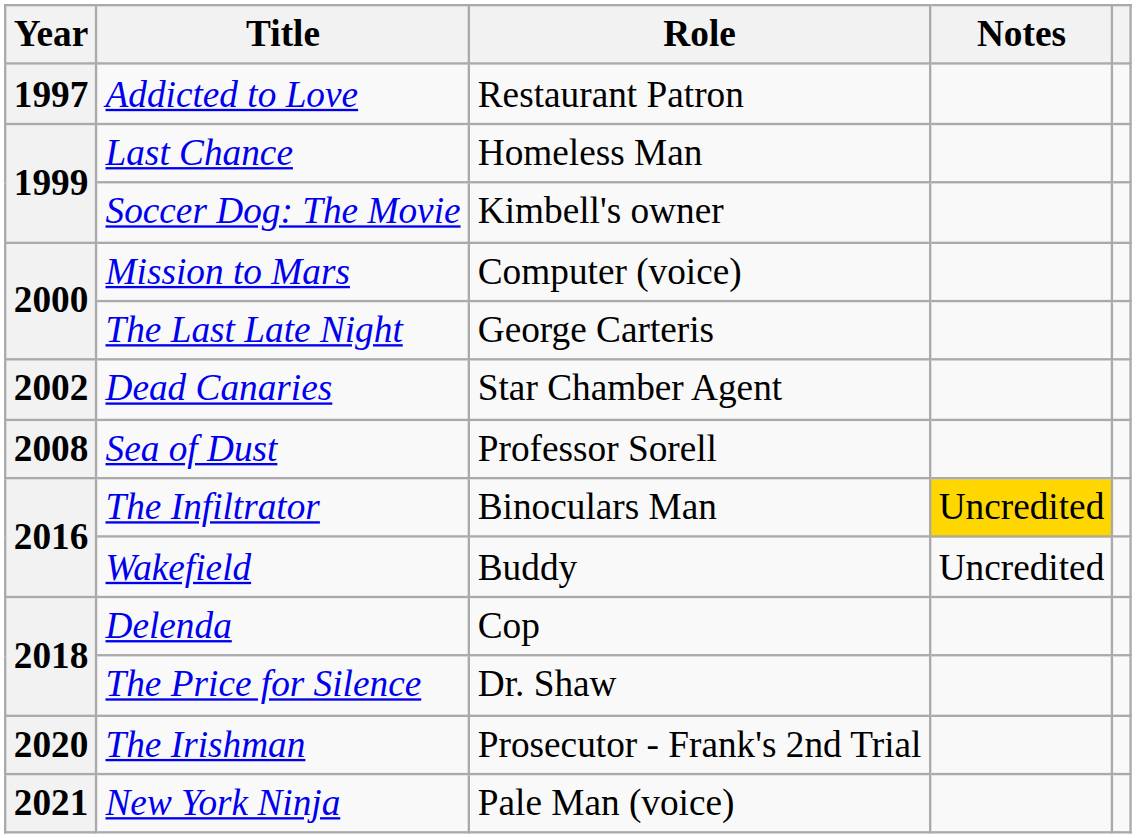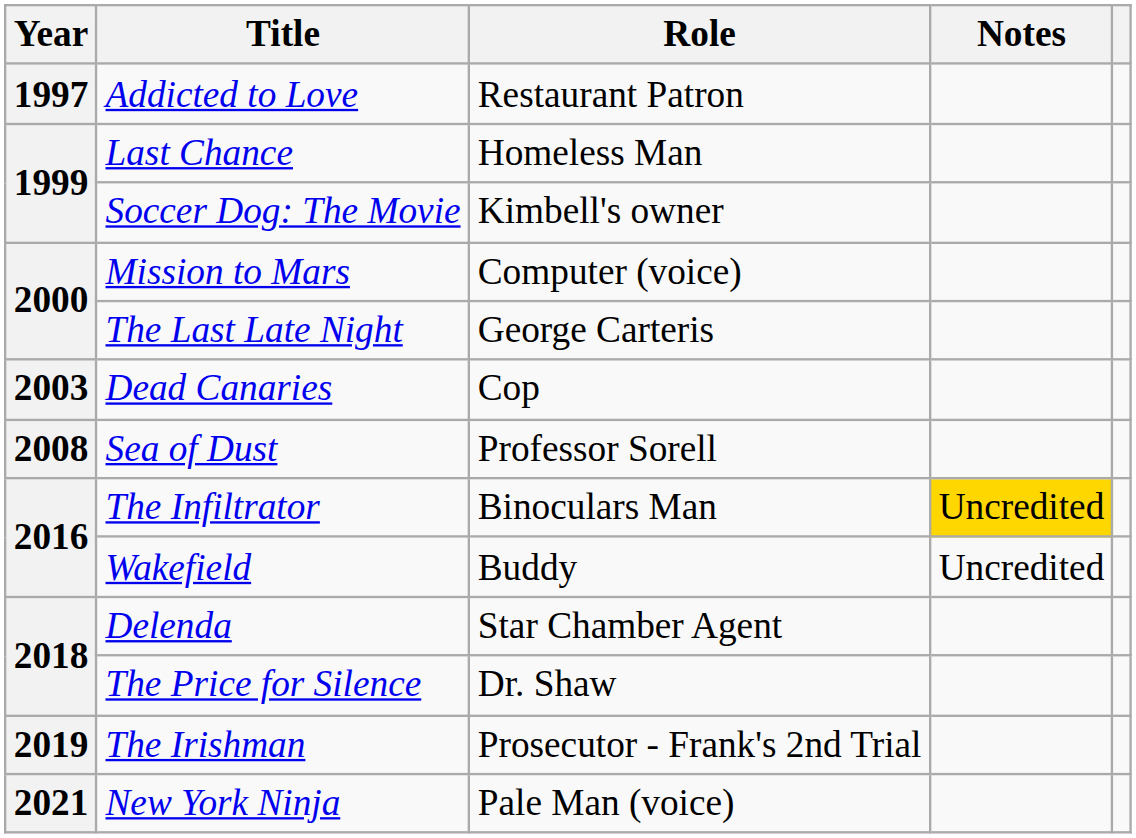(51, 388) 2002 -> (51, 388) 2003
(630, 388) Star Chamber Agent -> (509, 388) Cop
(509, 625) Cop -> (630, 625) Star Chamber Agent
(51, 743) 2020 -> (51, 743) 2019
